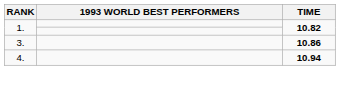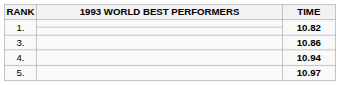+ row: (21, 73)
